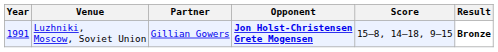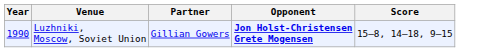- column: (474, 12)
(18, 33) 1991 -> (18, 33) 1990
